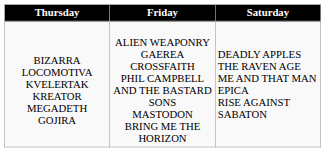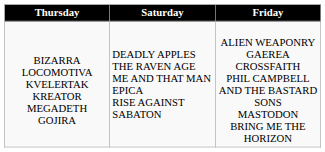columns swapped: (162, 13) <-> (268, 13)
